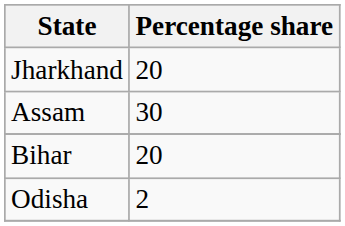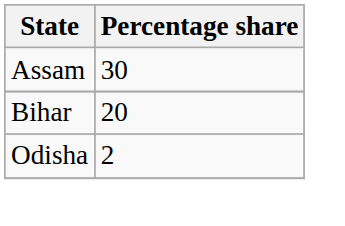- row: (67, 69)
